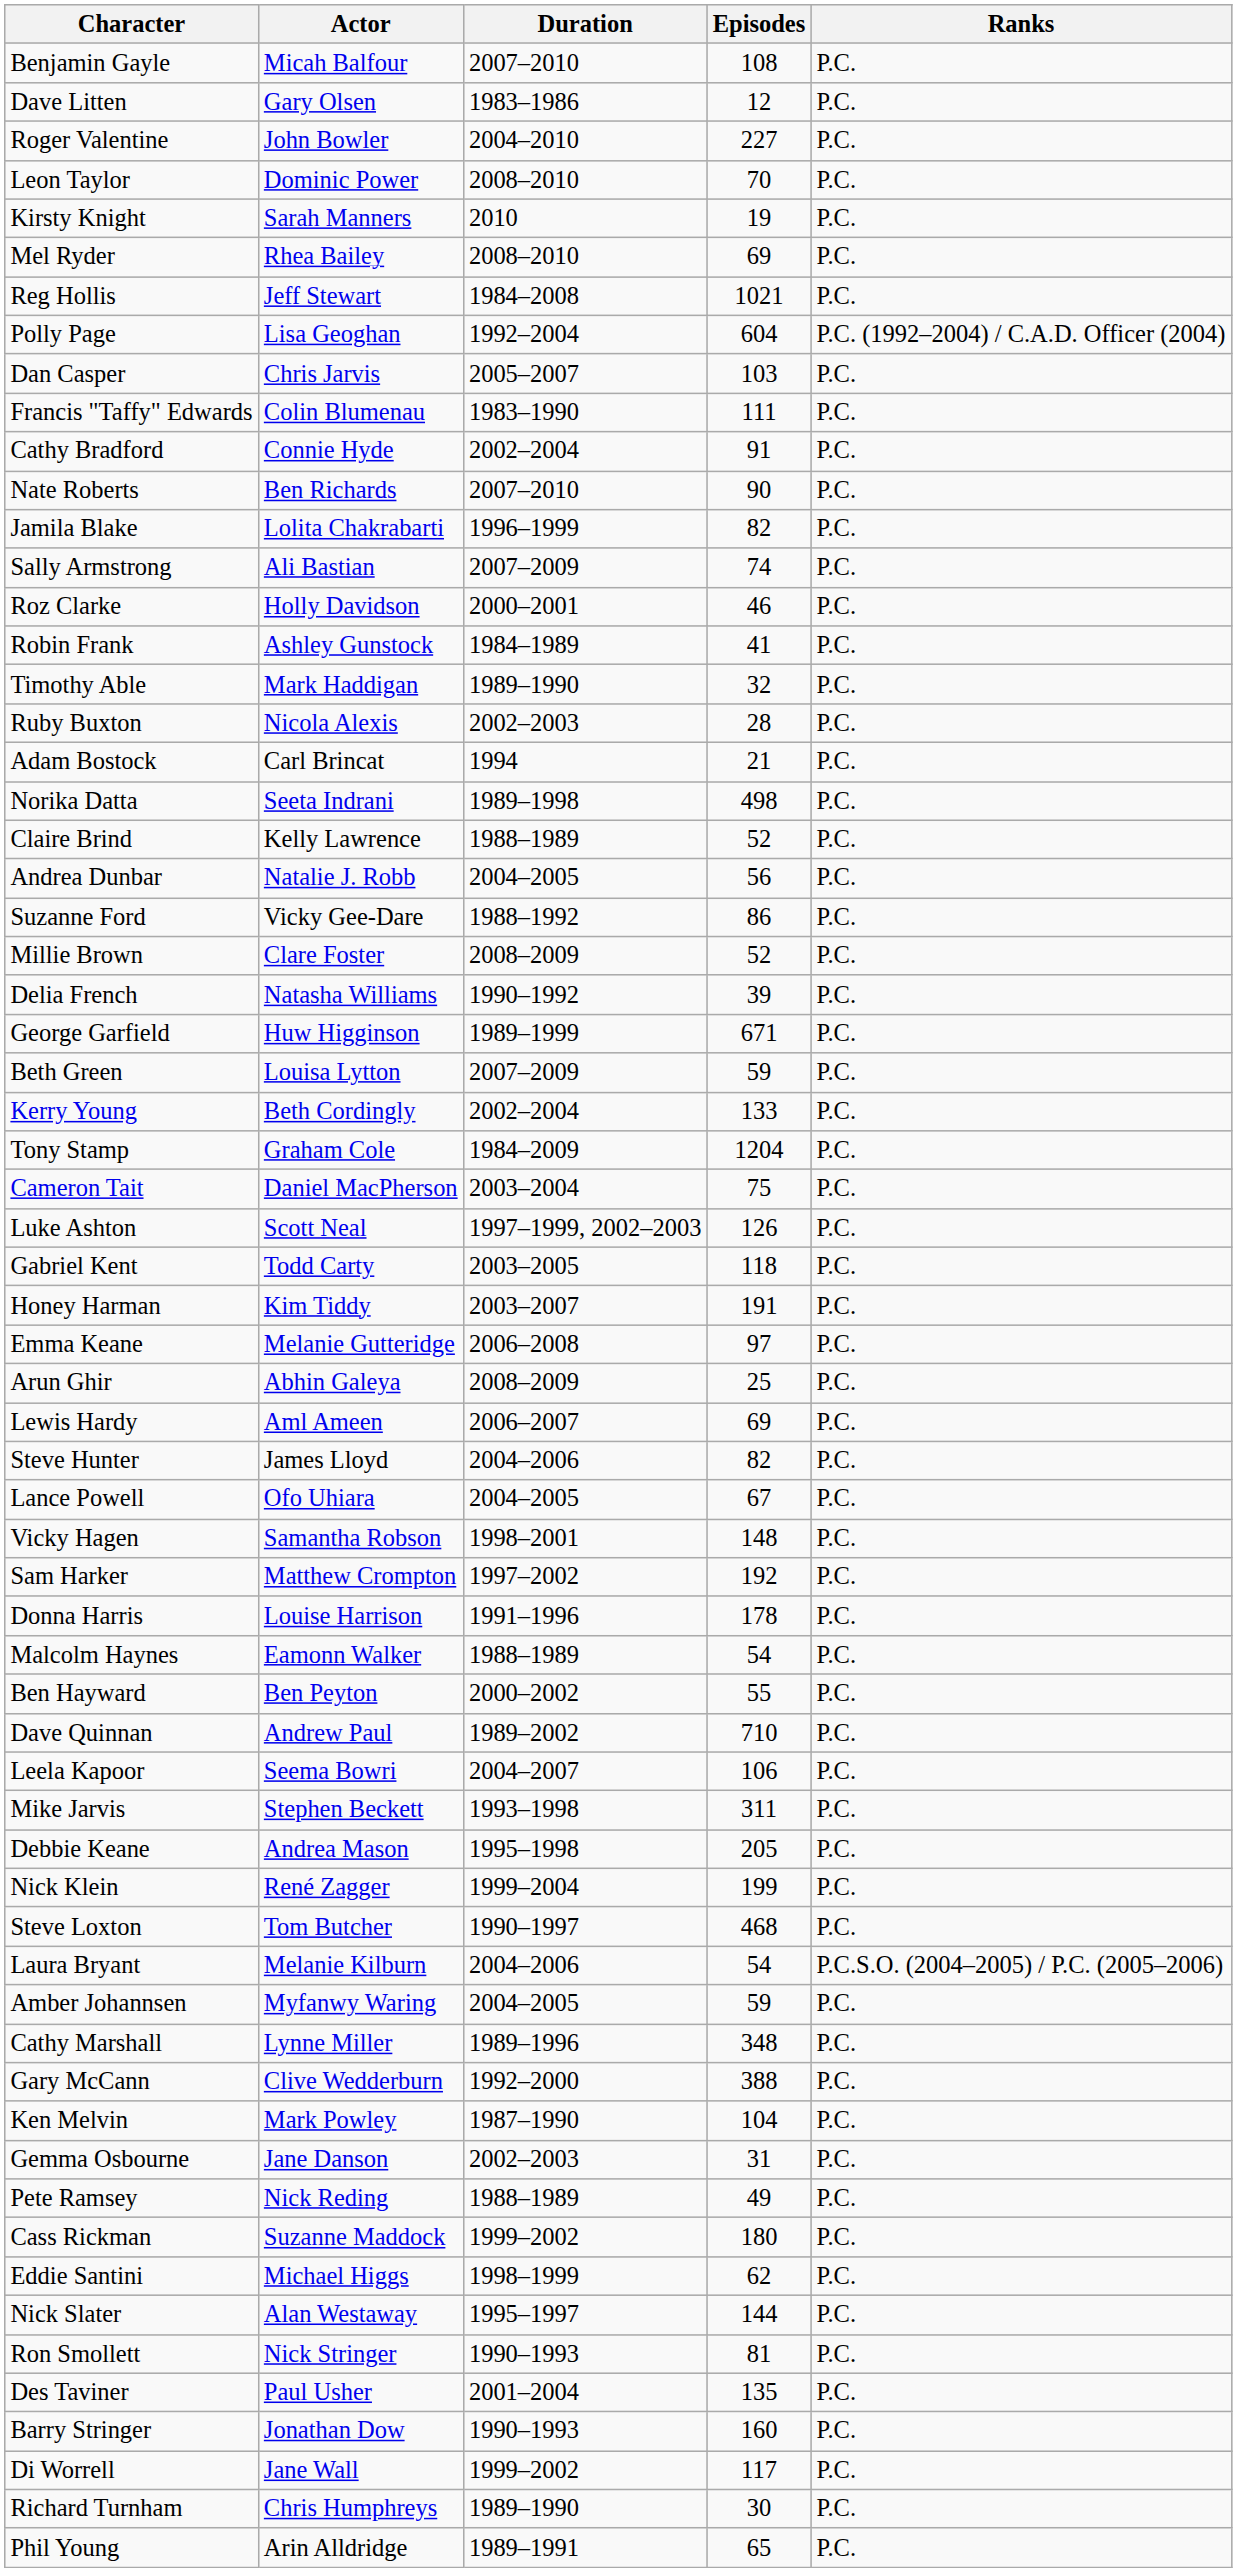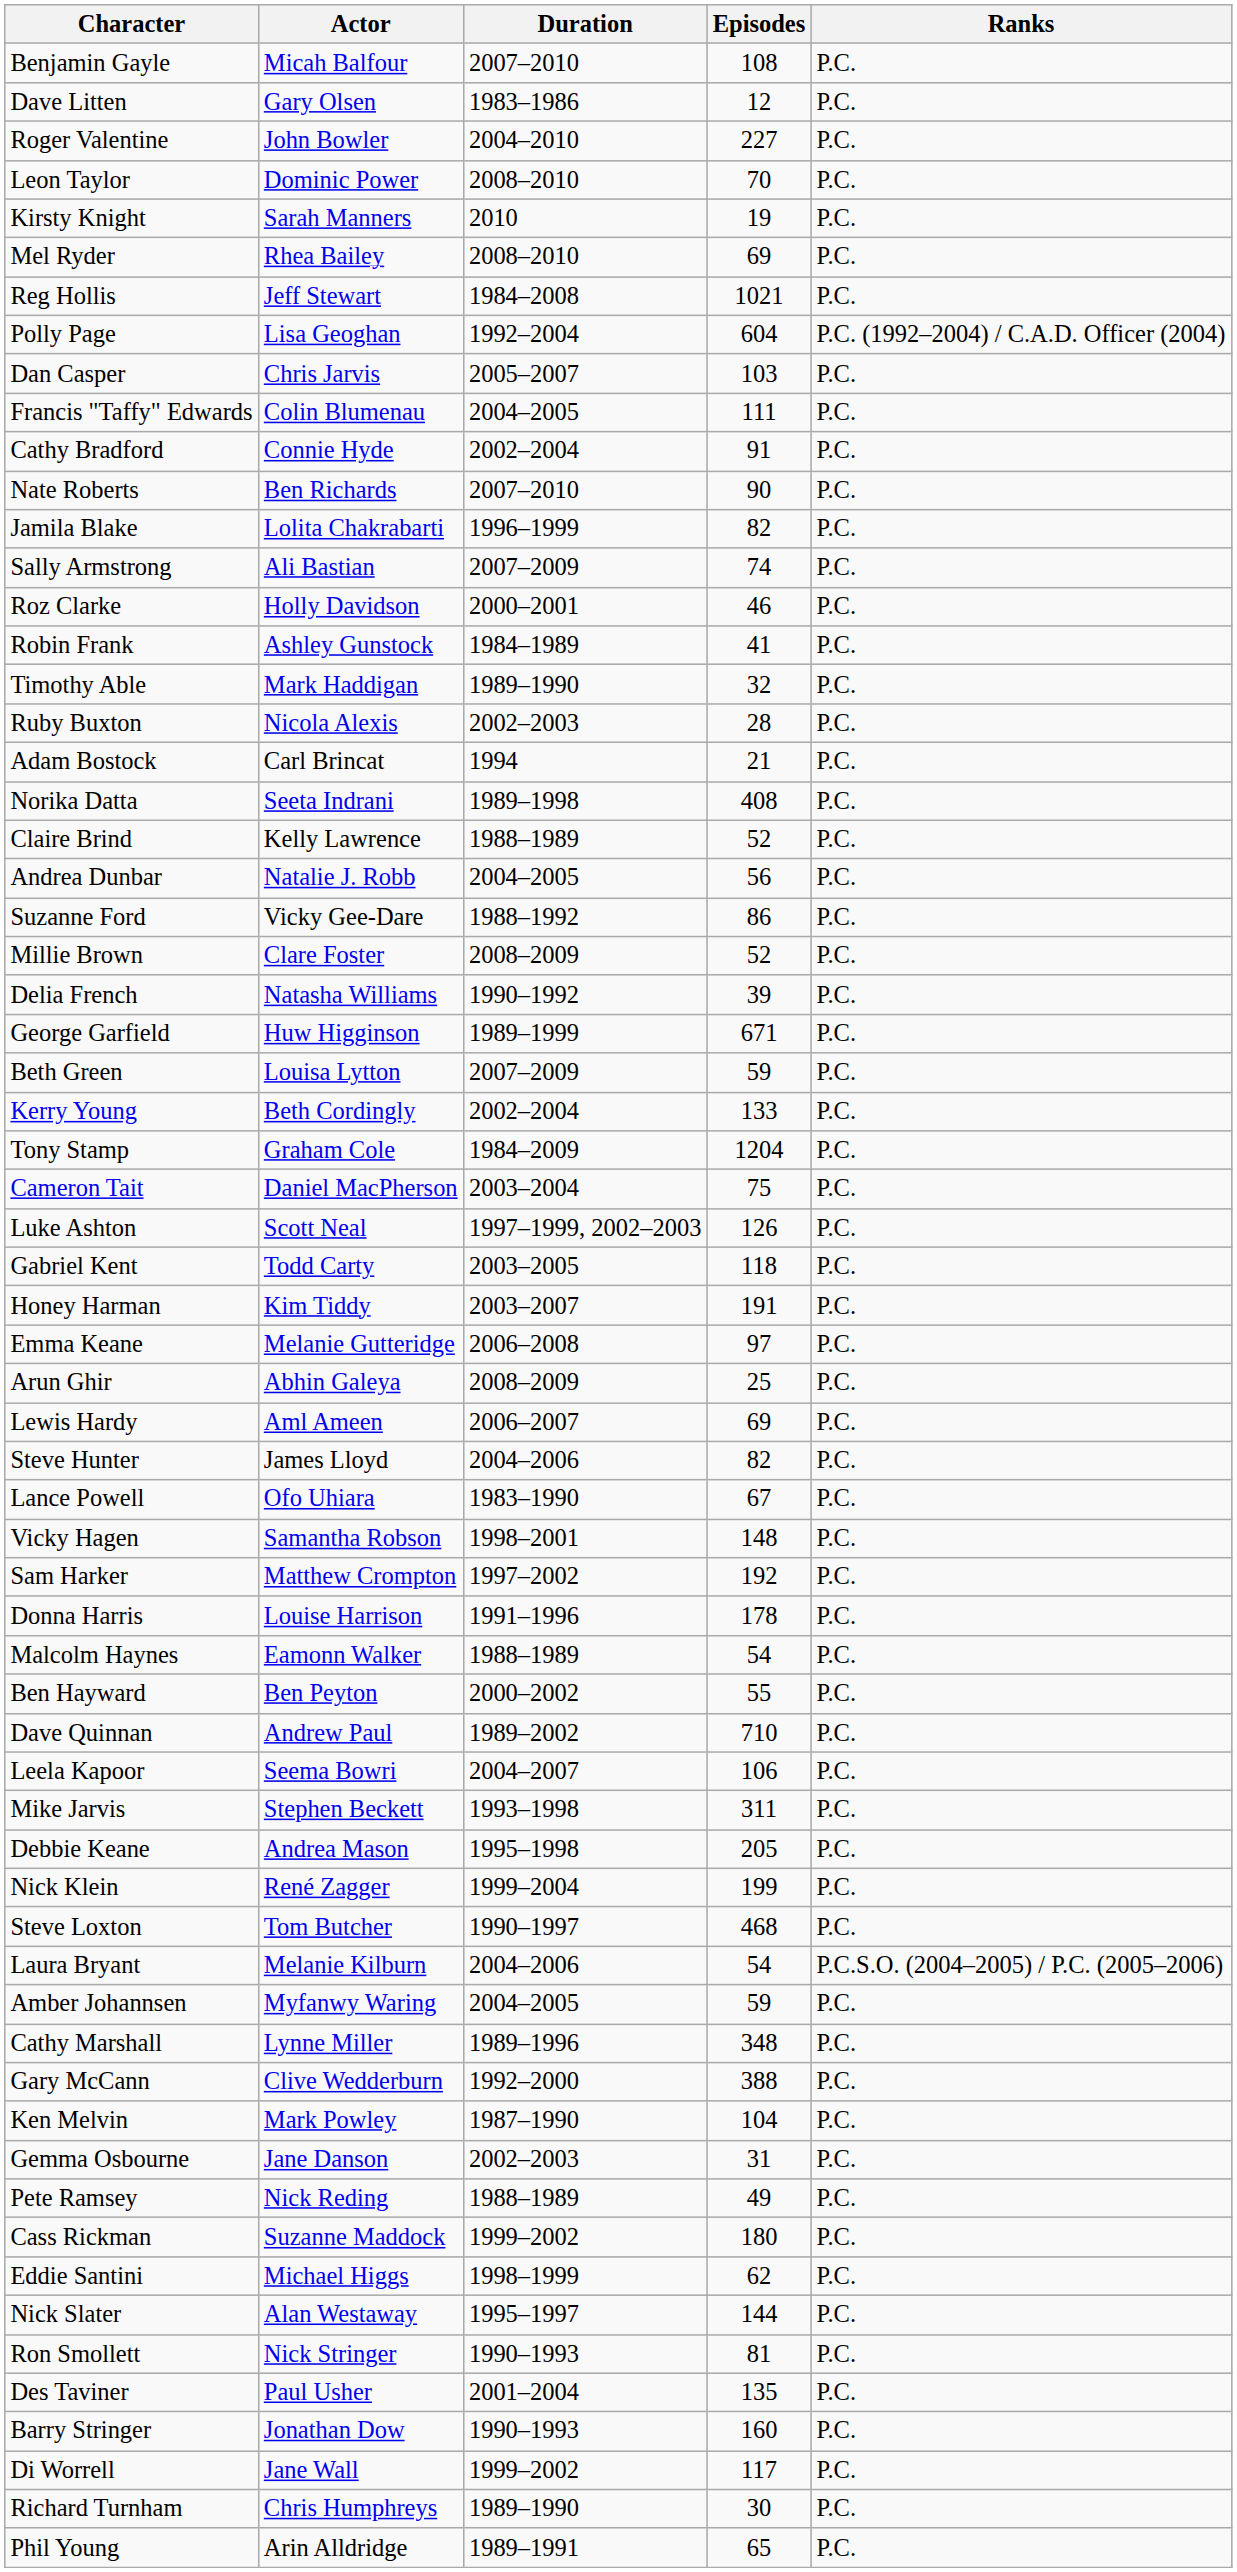(524, 412) 1983–1990 -> (524, 412) 2004–2005
(759, 800) 498 -> (759, 800) 408
(524, 1499) 2004–2005 -> (524, 1499) 1983–1990
